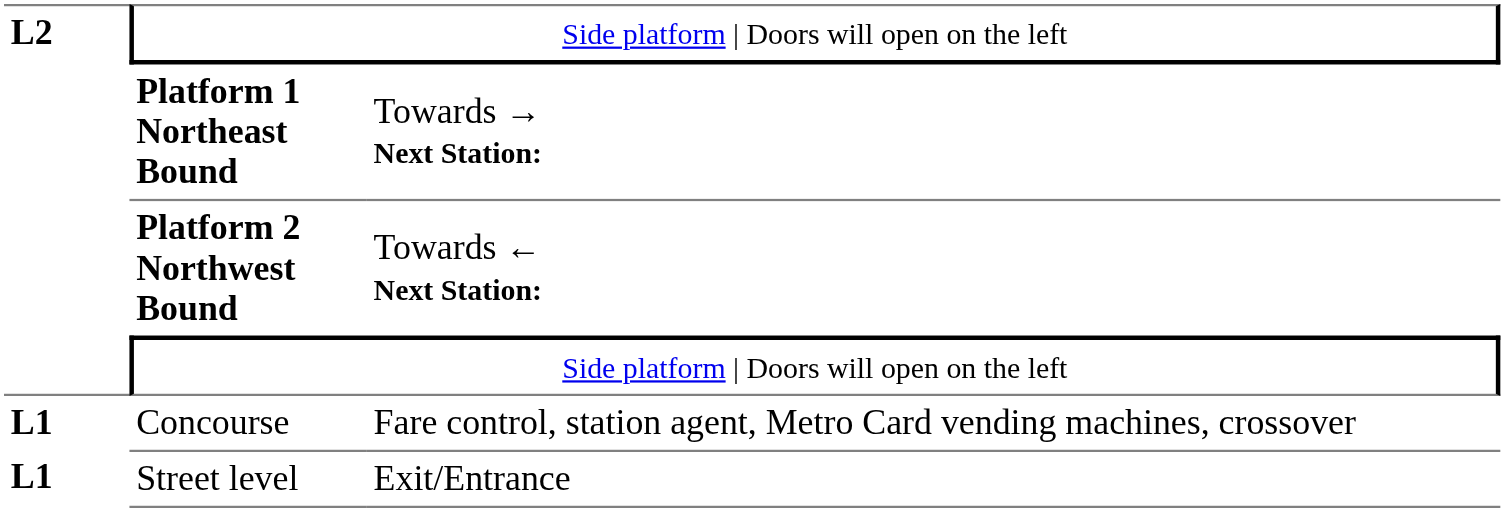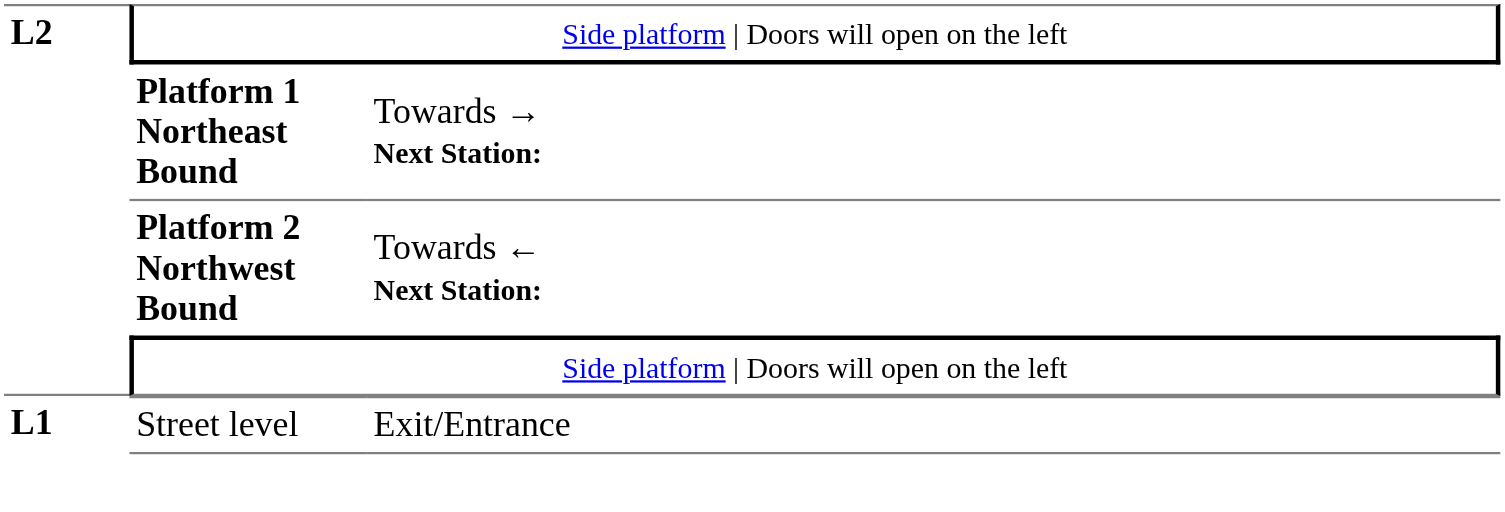- row: (213, 422)
